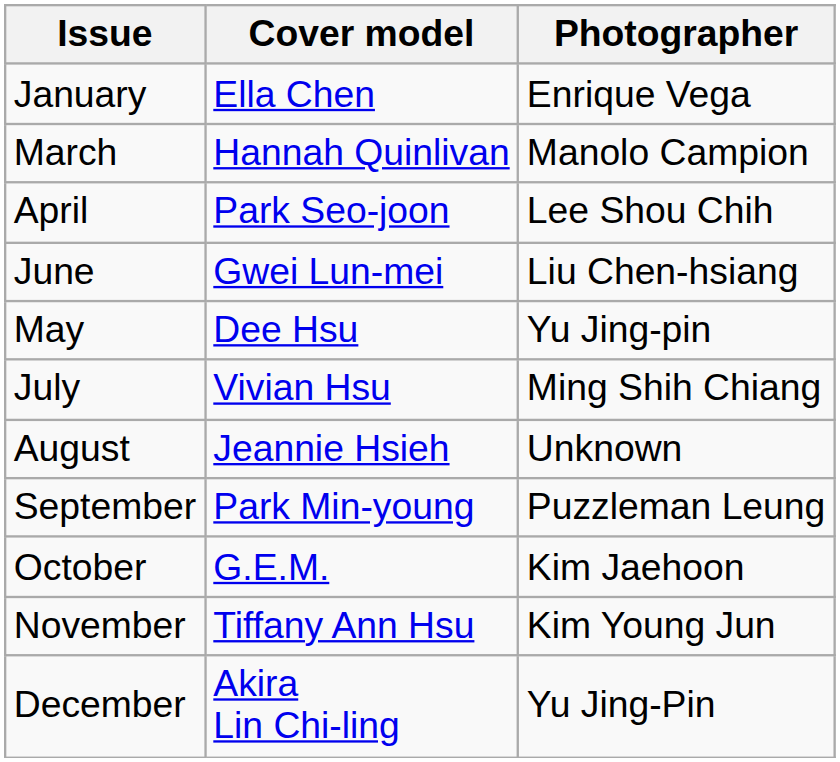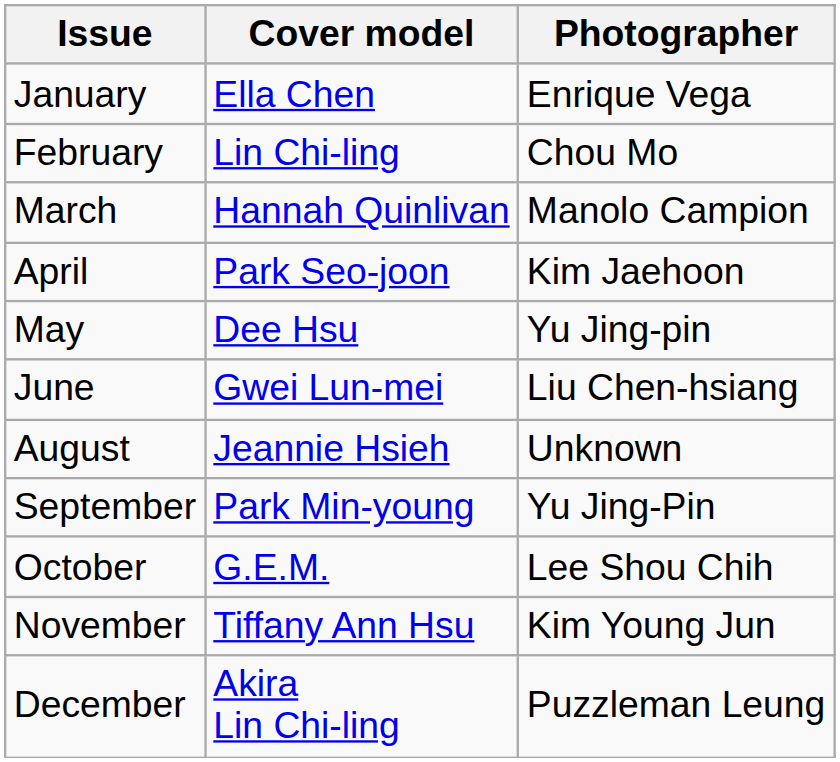+ row: (88, 152)
(650, 211) Lee Shou Chih -> (636, 270) Kim Jaehoon
rows swapped: (49, 329) <-> (54, 270)
- row: (47, 388)
(676, 507) Puzzleman Leung -> (621, 507) Yu Jing-Pin
(636, 566) Kim Jaehoon -> (650, 566) Lee Shou Chih
(621, 705) Yu Jing-Pin -> (676, 705) Puzzleman Leung
